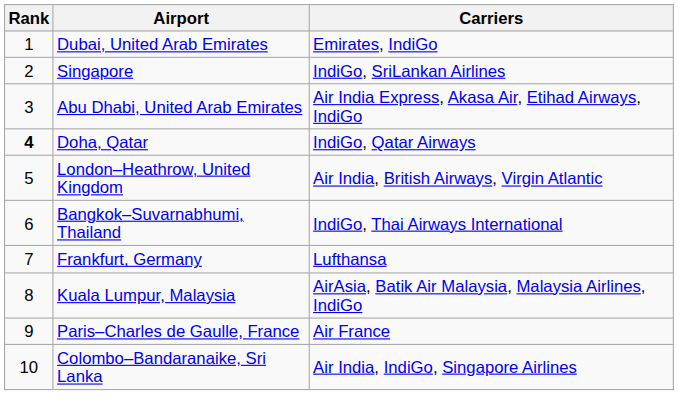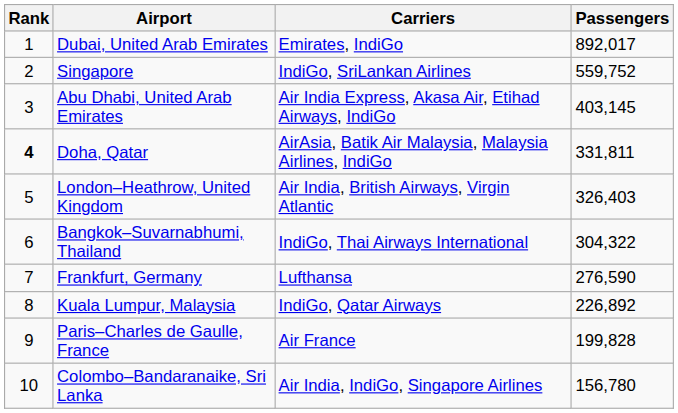+ column: (622, 18)
(394, 143) IndiGo, Qatar Airways -> (413, 152) AirAsia, Batik Air Malaysia, Malaysia Airlines, IndiGo
(479, 295) AirAsia, Batik Air Malaysia, Malaysia Airlines, IndiGo -> (360, 305) IndiGo, Qatar Airways
